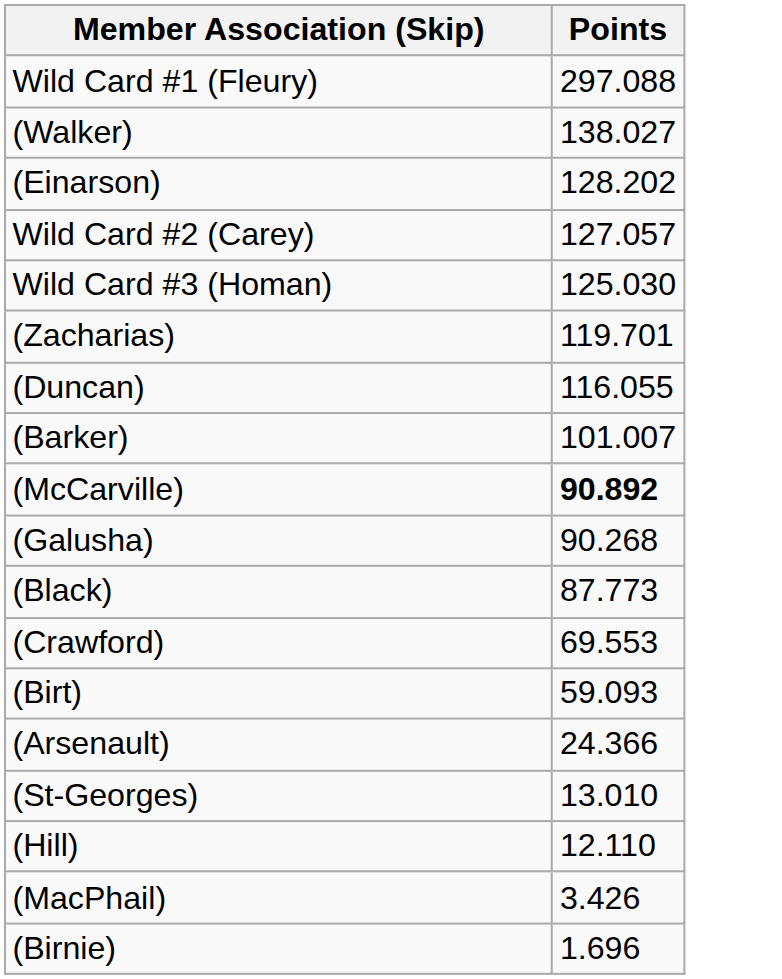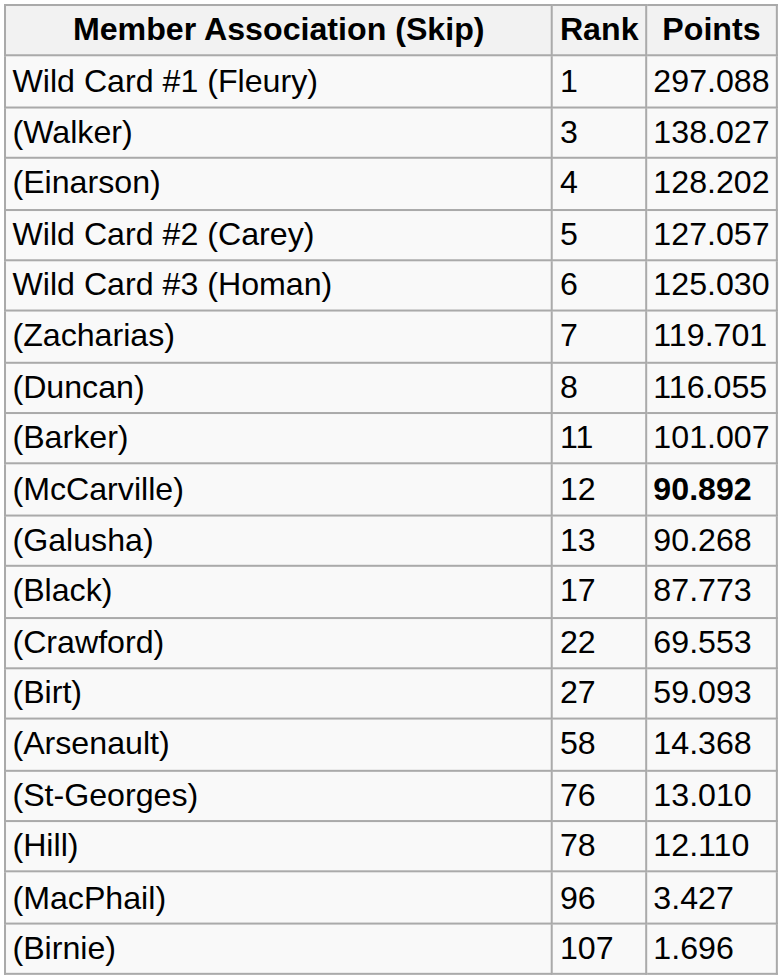+ column: (599, 30)
(609, 744) 24.366 -> (703, 744) 14.368
(600, 897) 3.426 -> (694, 897) 3.427
